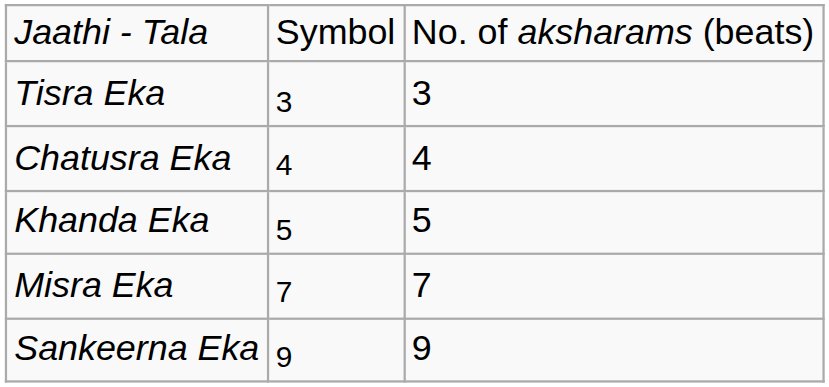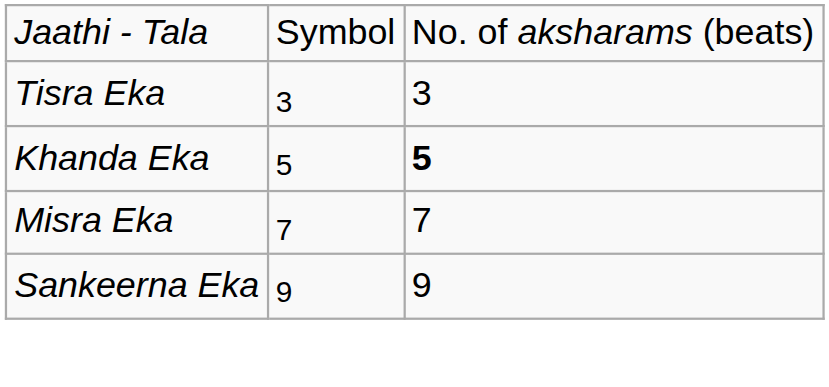- row: (123, 157)
(422, 221) normal -> (422, 157) bold
